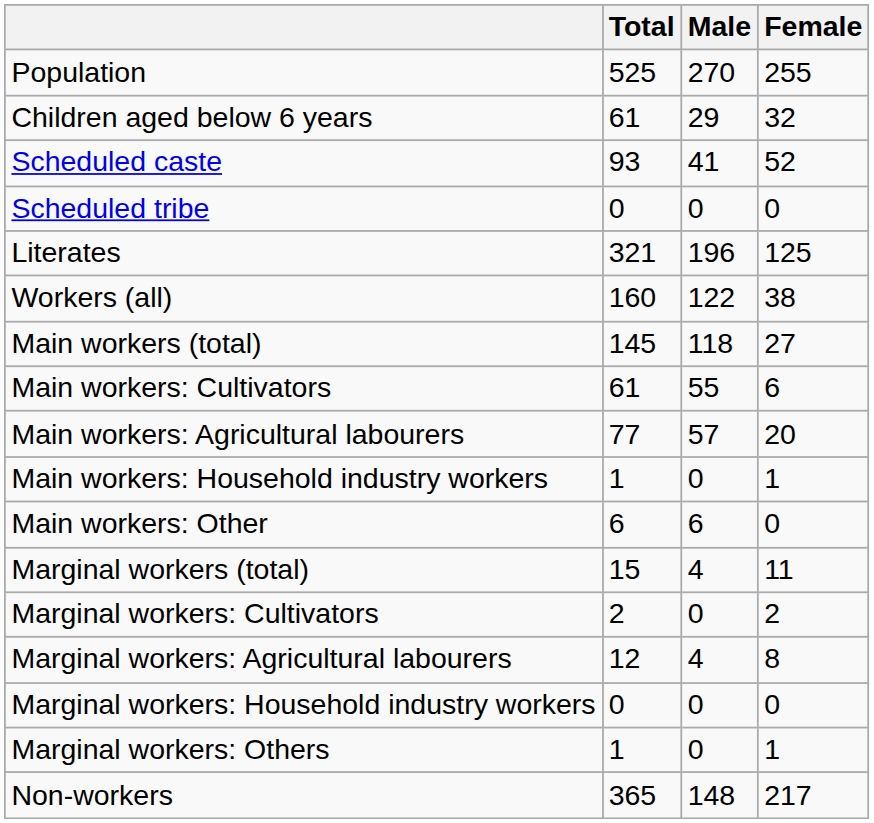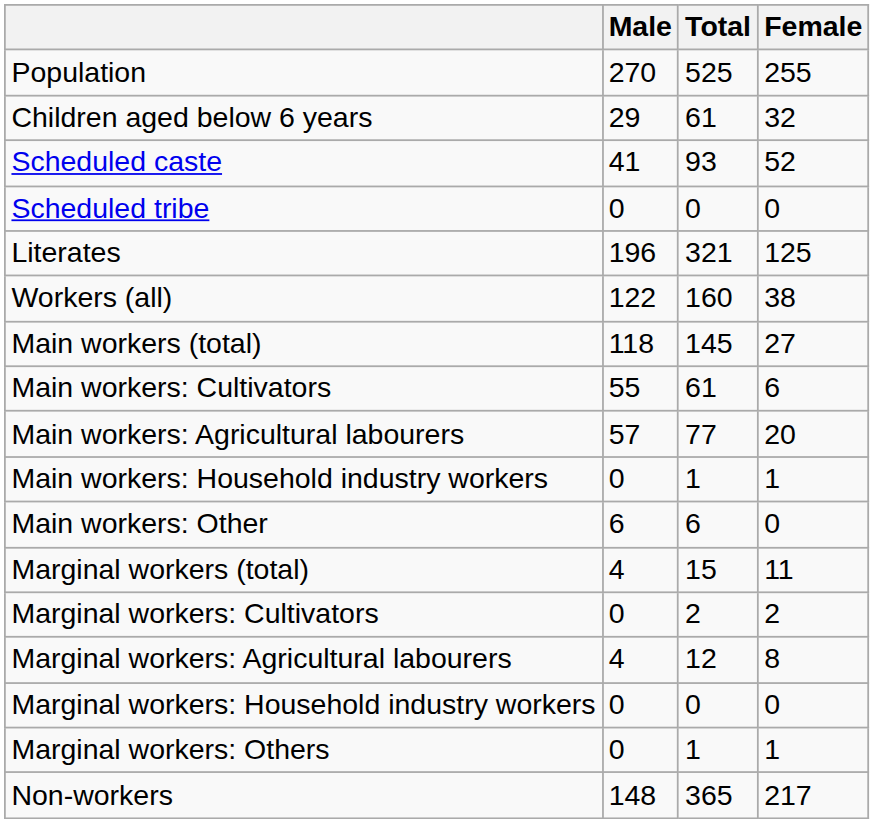columns swapped: (642, 27) <-> (719, 27)
